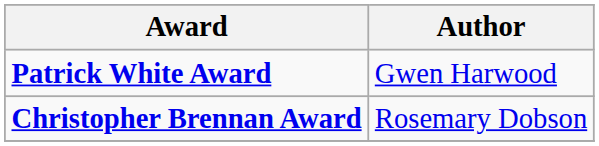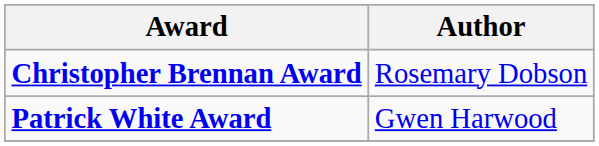rows swapped: (187, 118) <-> (141, 72)
